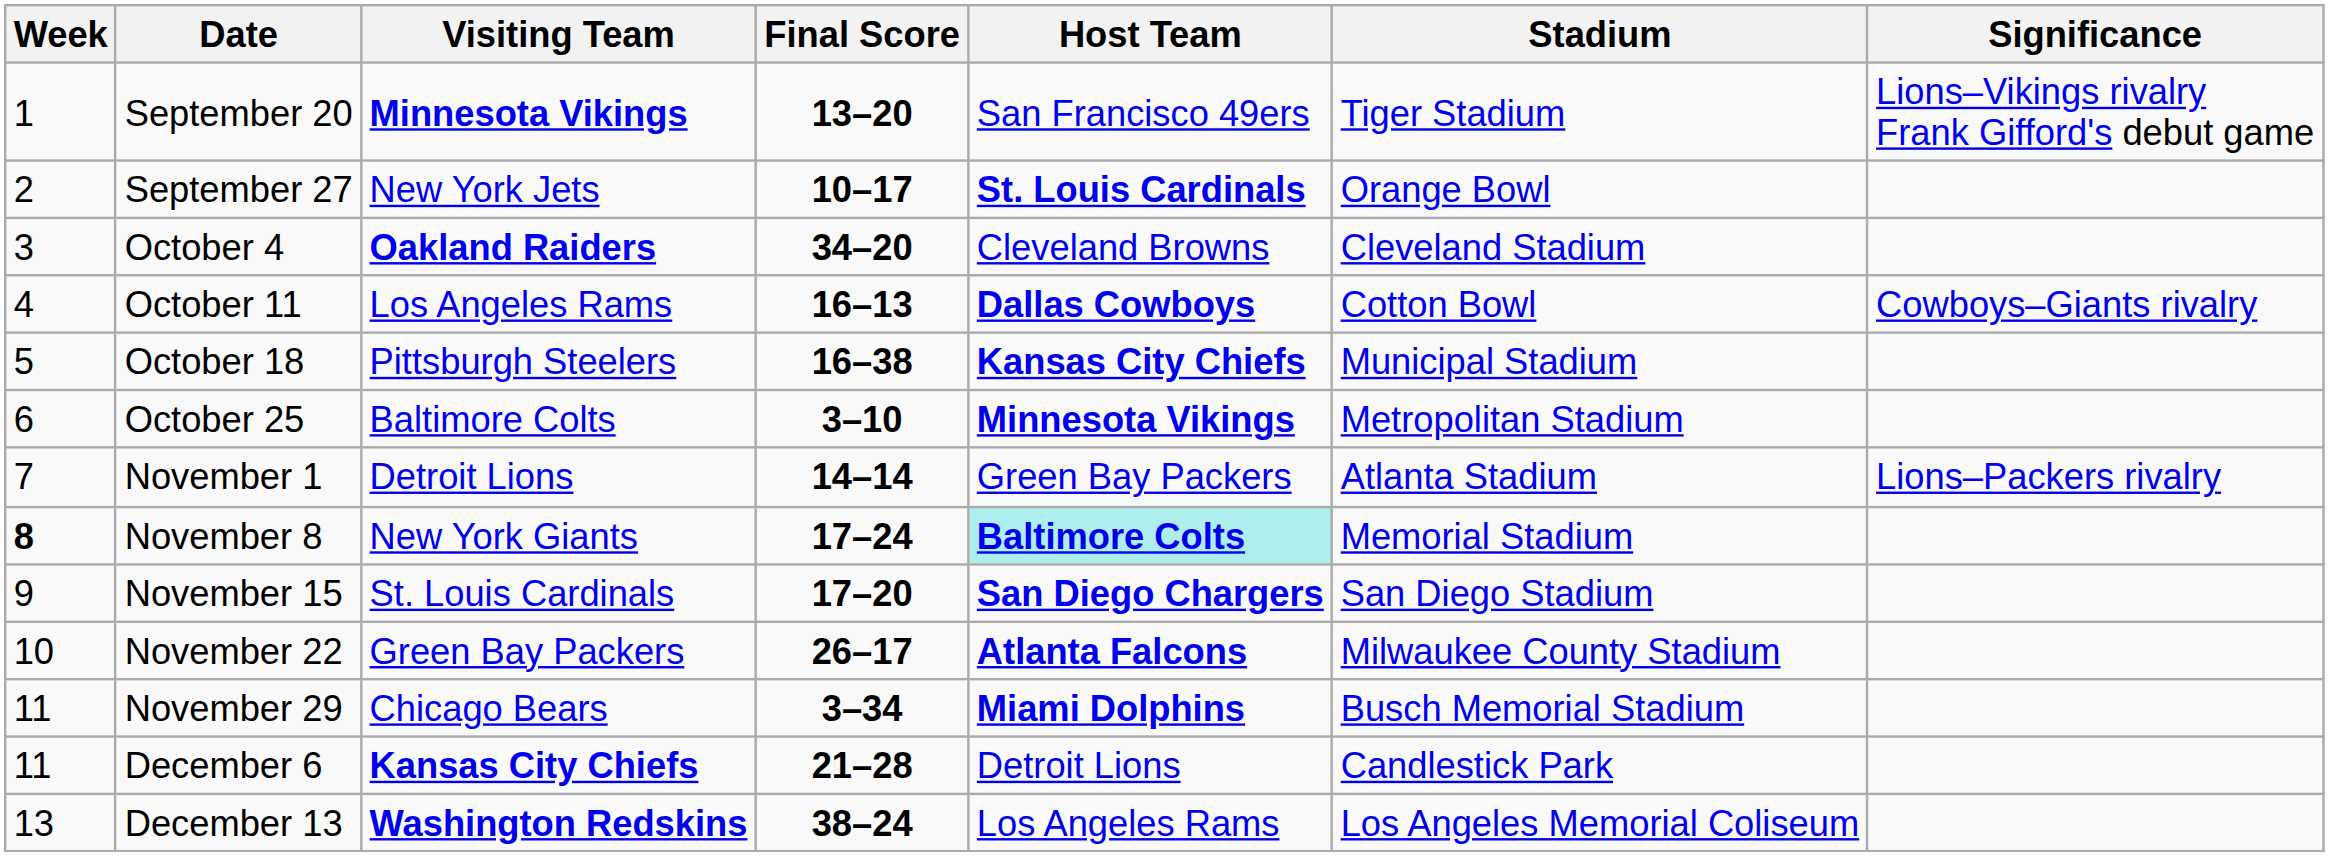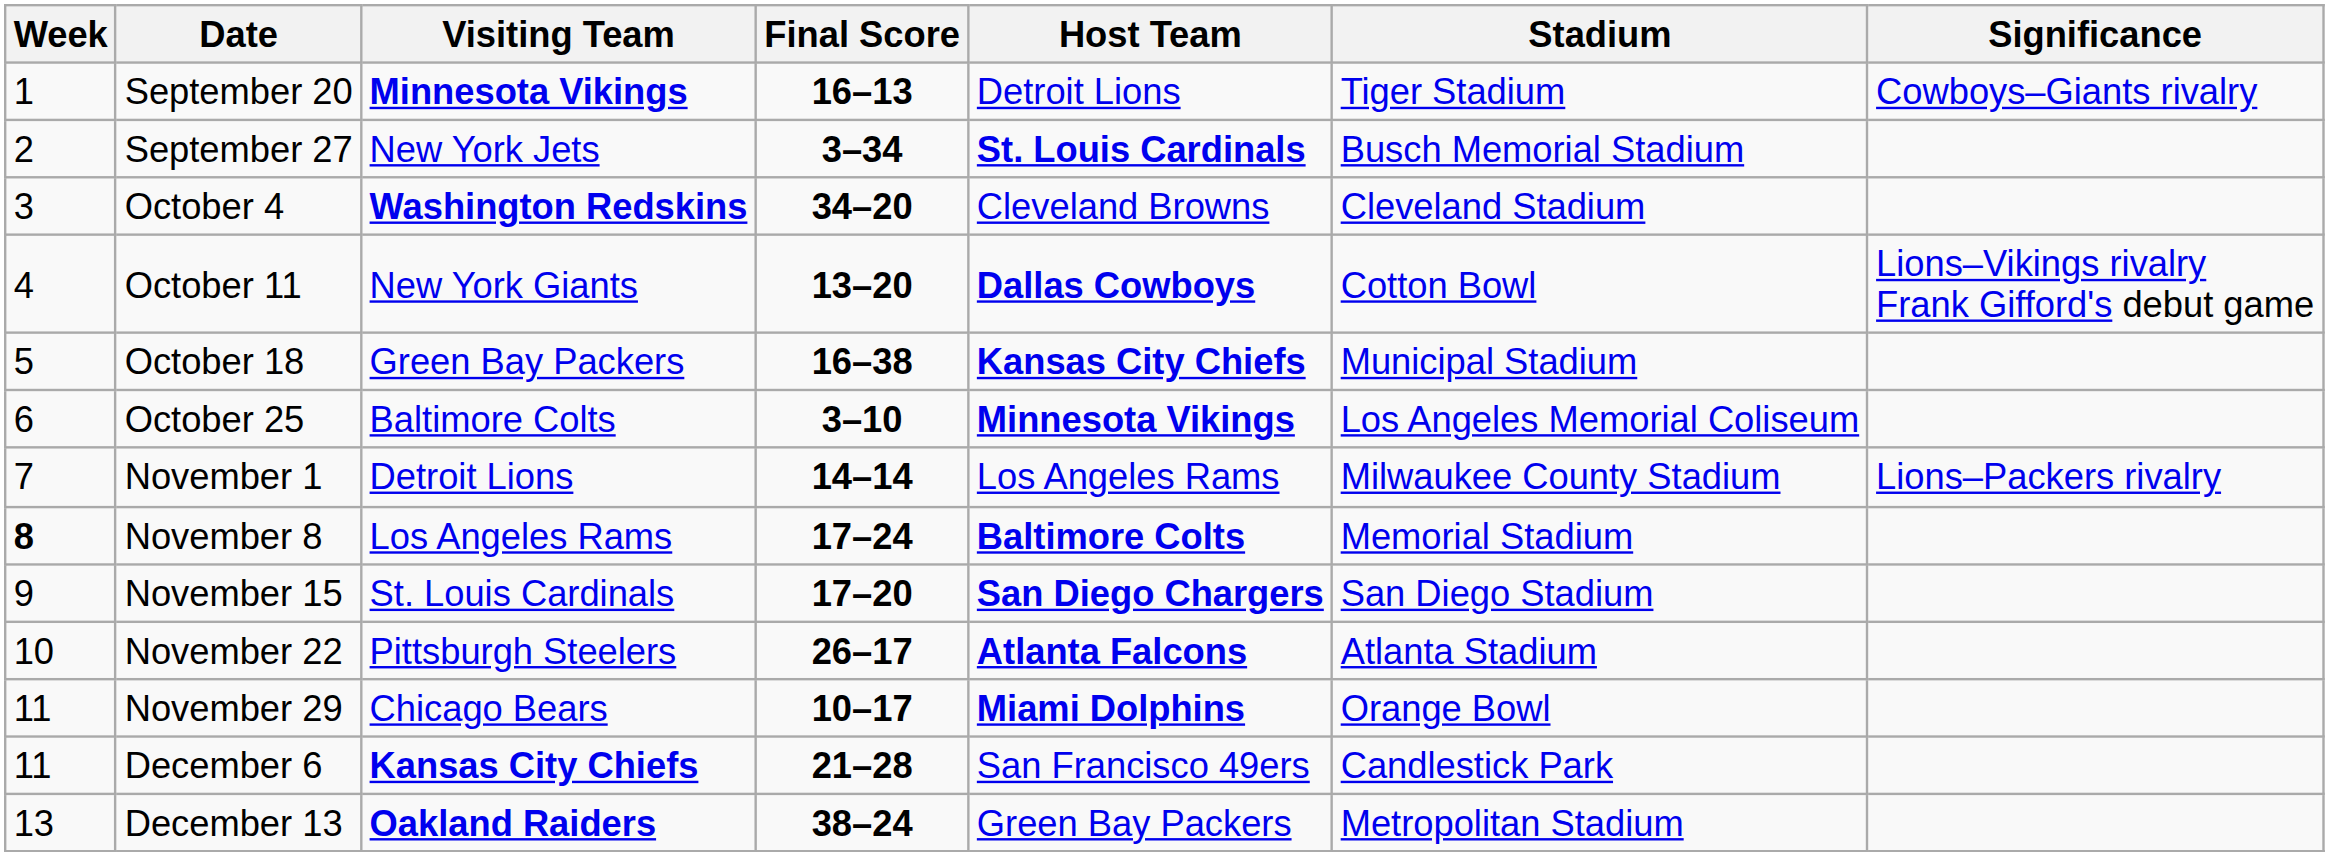(862, 112) 13–20 -> (862, 92) 16–13
(1143, 112) San Francisco 49ers -> (1079, 92) Detroit Lions
(2095, 112) Lions–Vikings rivalry Frank Gifford's debut game -> (2067, 92) Cowboys–Giants rivalry
(862, 190) 10–17 -> (862, 149) 3–34
(1446, 190) Orange Bowl -> (1542, 149) Busch Memorial Stadium
(513, 247) Oakland Raiders -> (558, 207) Washington Redskins
(521, 305) Los Angeles Rams -> (504, 284) New York Giants
(862, 305) 16–13 -> (862, 284) 13–20
(2067, 305) Cowboys–Giants rivalry -> (2095, 284) Lions–Vikings rivalry Frank Gifford's debut game
(523, 362) Pittsburgh Steelers -> (527, 362) Green Bay Packers
(1512, 420) Metropolitan Stadium -> (1600, 420) Los Angeles Memorial Coliseum
(1134, 477) Green Bay Packers -> (1128, 477) Los Angeles Rams
(1469, 477) Atlanta Stadium -> (1561, 477) Milwaukee County Stadium
(504, 535) New York Giants -> (521, 535) Los Angeles Rams
(1111, 535) paleturquoise background -> (1111, 535) no background
(527, 650) Green Bay Packers -> (523, 650) Pittsburgh Steelers
(1561, 650) Milwaukee County Stadium -> (1469, 650) Atlanta Stadium
(862, 707) 3–34 -> (862, 707) 10–17
(1542, 707) Busch Memorial Stadium -> (1446, 707) Orange Bowl
(1079, 765) Detroit Lions -> (1143, 765) San Francisco 49ers
(558, 822) Washington Redskins -> (513, 822) Oakland Raiders
(1128, 822) Los Angeles Rams -> (1134, 822) Green Bay Packers
(1600, 822) Los Angeles Memorial Coliseum -> (1512, 822) Metropolitan Stadium
